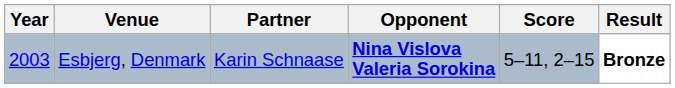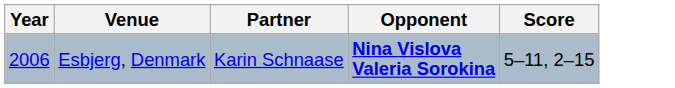- column: (634, 19)
(29, 59) 2003 -> (29, 59) 2006
